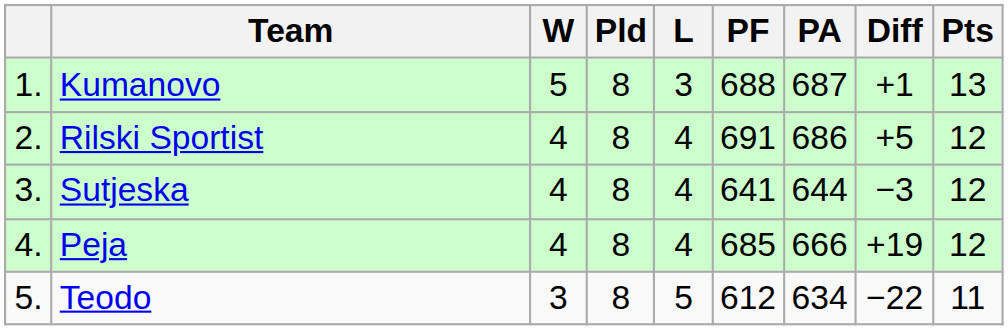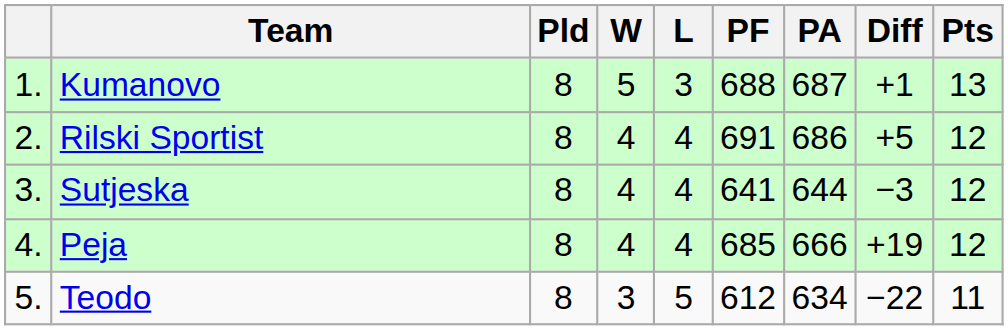columns swapped: (621, 31) <-> (558, 31)
